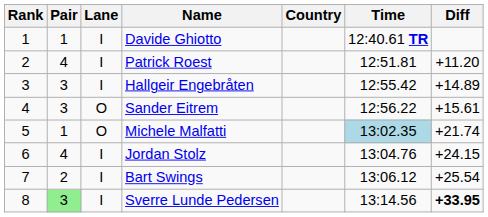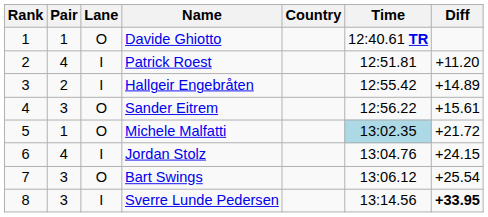(101, 39) I -> (101, 39) O
(64, 85) 3 -> (64, 85) 2
(457, 131) +21.74 -> (457, 131) +21.72
(64, 177) 2 -> (64, 177) 3
(101, 177) I -> (101, 177) O
(64, 200) lightgreen background -> (64, 200) no background
